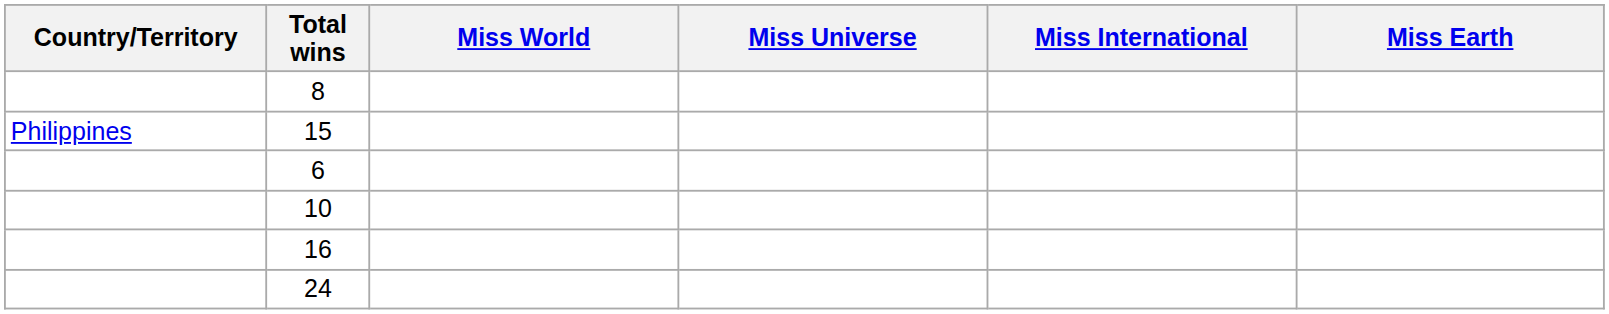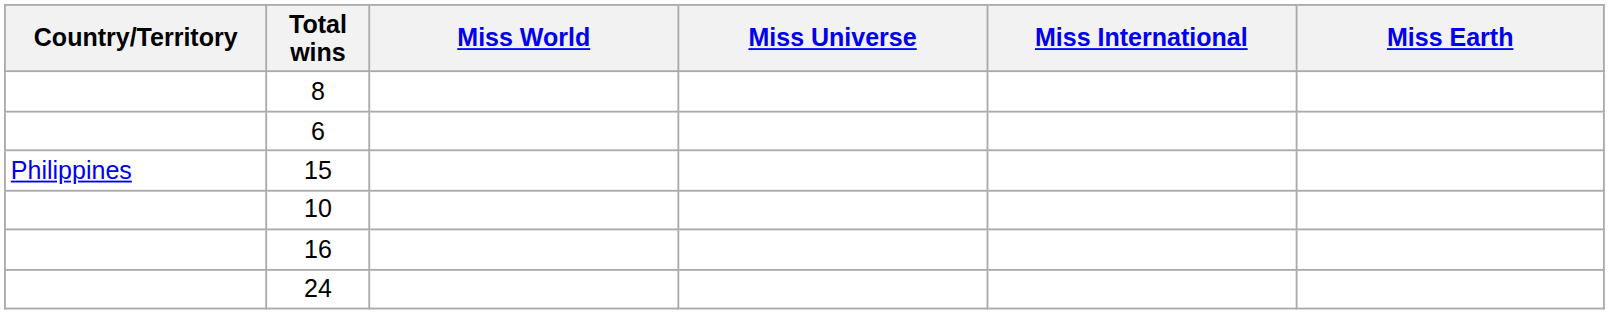rows swapped: (318, 171) <-> (318, 131)
